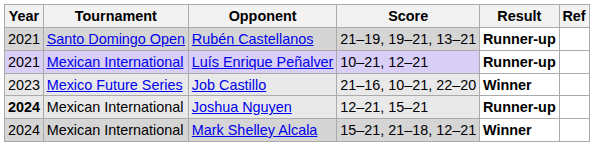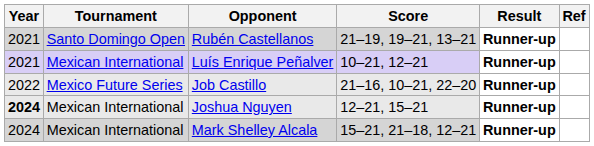(24, 85) 2023 -> (24, 85) 2022
(507, 85) Winner -> (519, 85) Runner-up
(507, 130) Winner -> (519, 130) Runner-up
